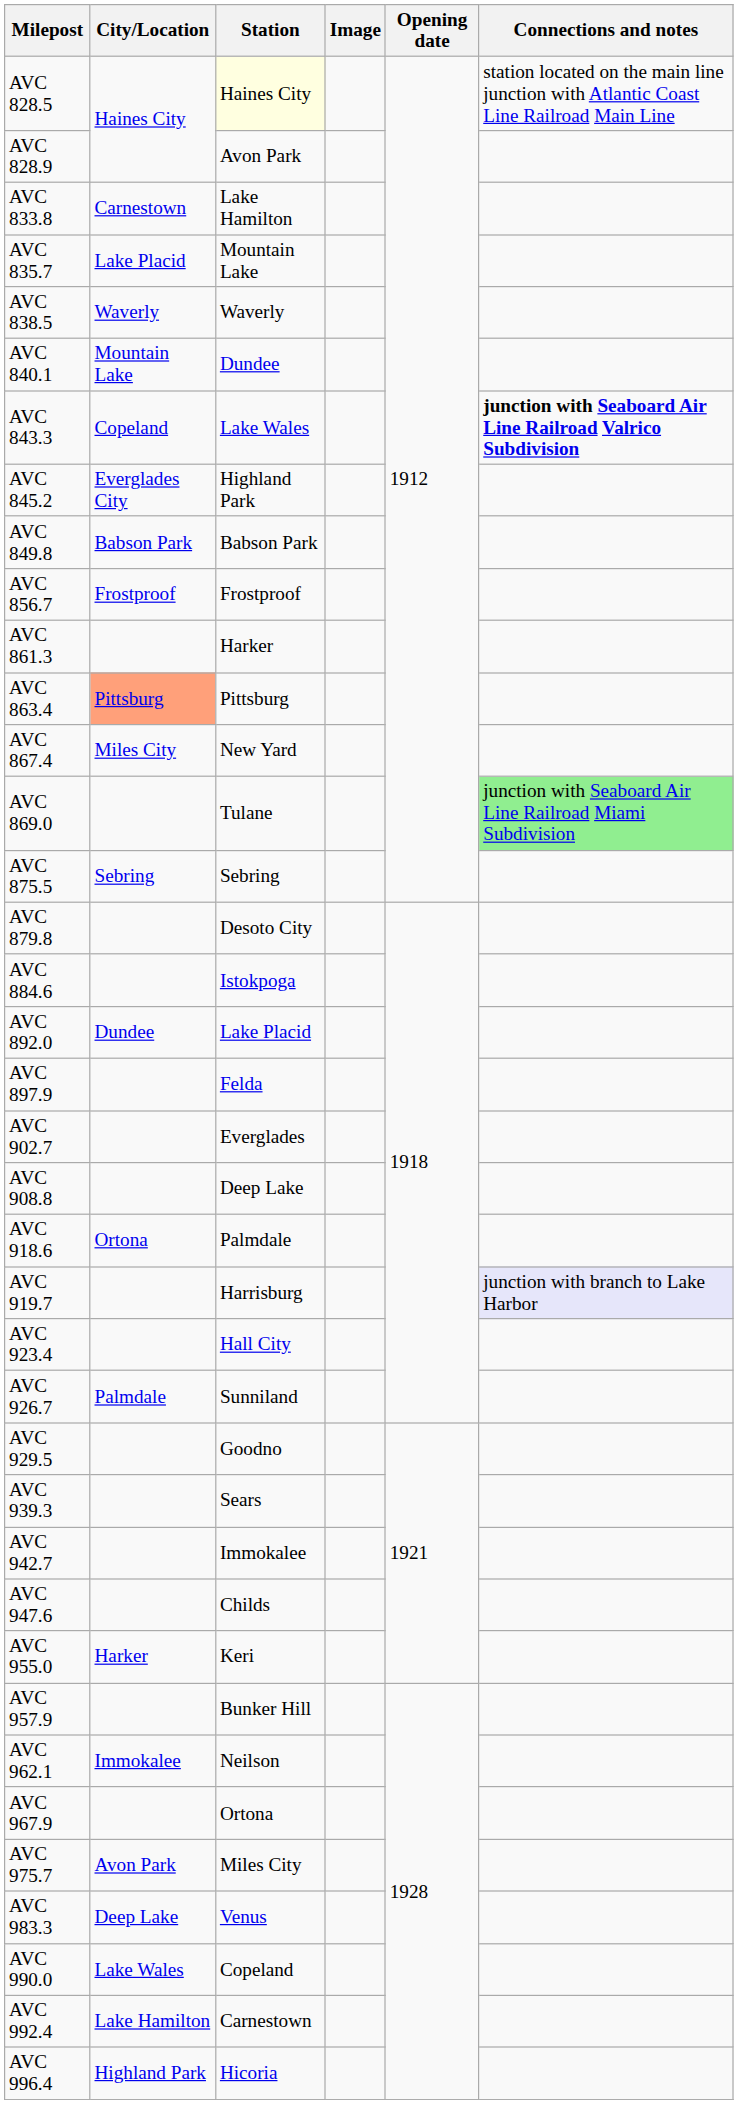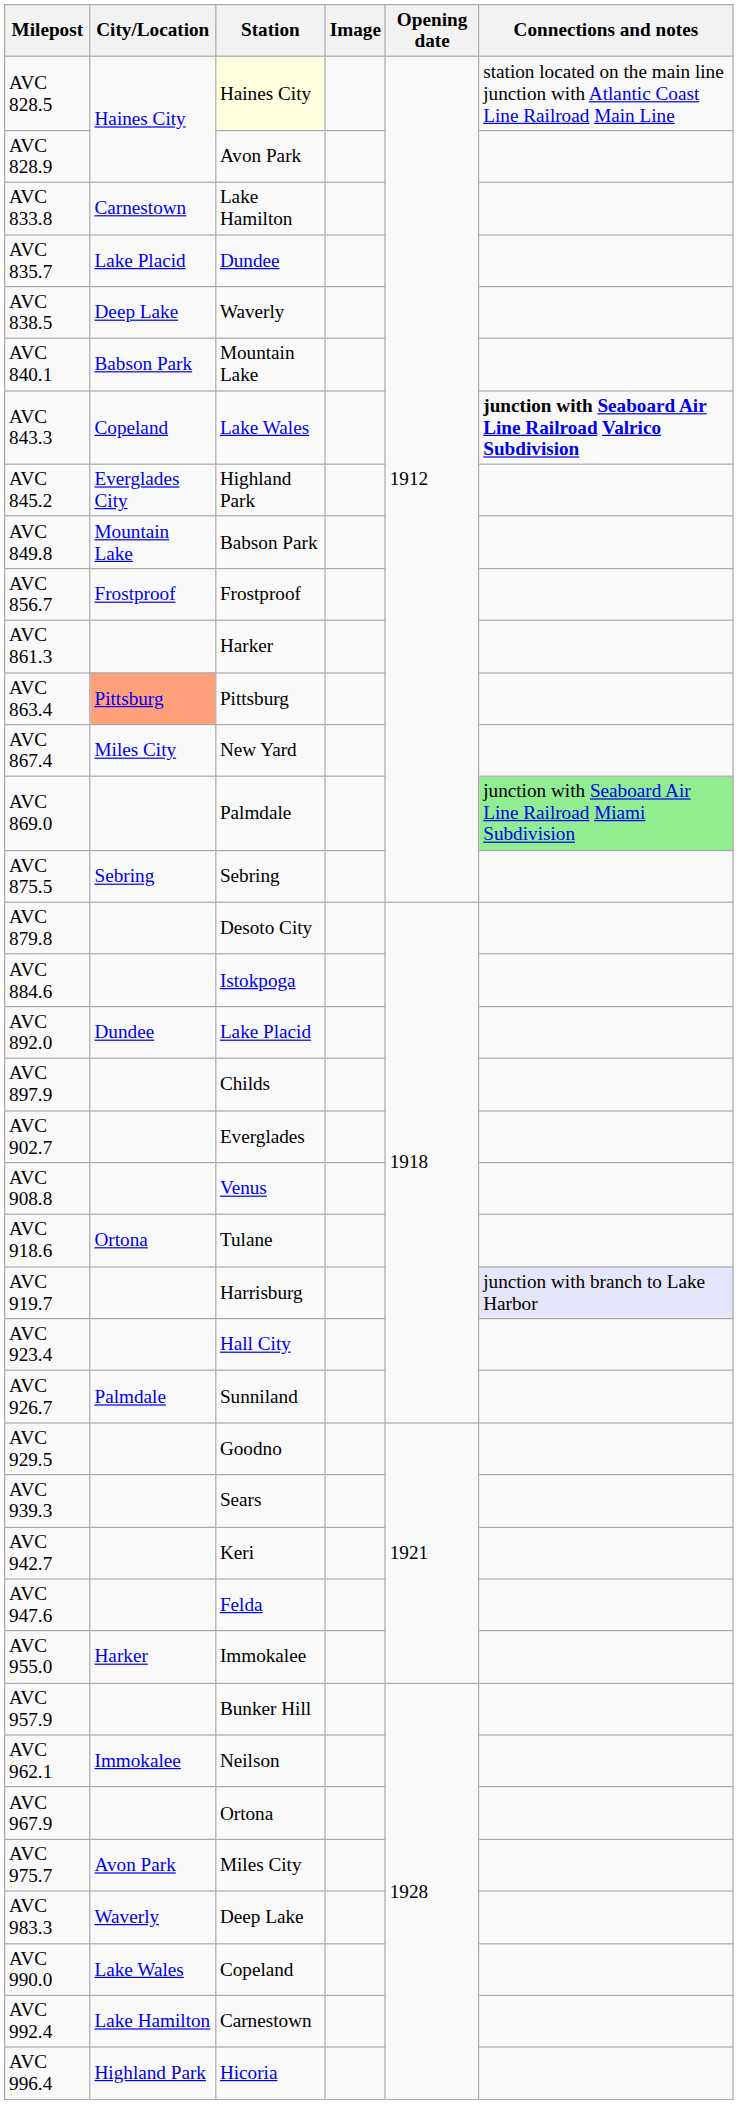(257, 260) Mountain Lake -> (250, 260) Dundee
(127, 312) Waverly -> (136, 312) Deep Lake
(132, 364) Mountain Lake -> (143, 364) Babson Park
(250, 364) Dundee -> (257, 364) Mountain Lake
(143, 542) Babson Park -> (132, 542) Mountain Lake
(246, 813) Tulane -> (256, 813) Palmdale
(241, 1084) Felda -> (245, 1084) Childs
(262, 1188) Deep Lake -> (243, 1188) Venus
(256, 1240) Palmdale -> (246, 1240) Tulane
(263, 1552) Immokalee -> (237, 1552) Keri
(245, 1604) Childs -> (241, 1604) Felda
(237, 1656) Keri -> (263, 1656) Immokalee
(136, 1917) Deep Lake -> (127, 1917) Waverly
(243, 1917) Venus -> (262, 1917) Deep Lake
